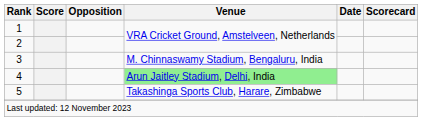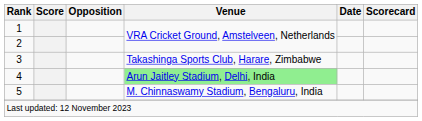(224, 60) M. Chinnaswamy Stadium, Bengaluru, India -> (224, 60) Takashinga Sports Club, Harare, Zimbabwe
(224, 92) Takashinga Sports Club, Harare, Zimbabwe -> (224, 92) M. Chinnaswamy Stadium, Bengaluru, India
